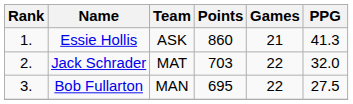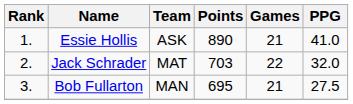(220, 39) 860 -> (220, 39) 890
(325, 39) 41.3 -> (325, 39) 41.0
(275, 87) 22 -> (275, 87) 21
